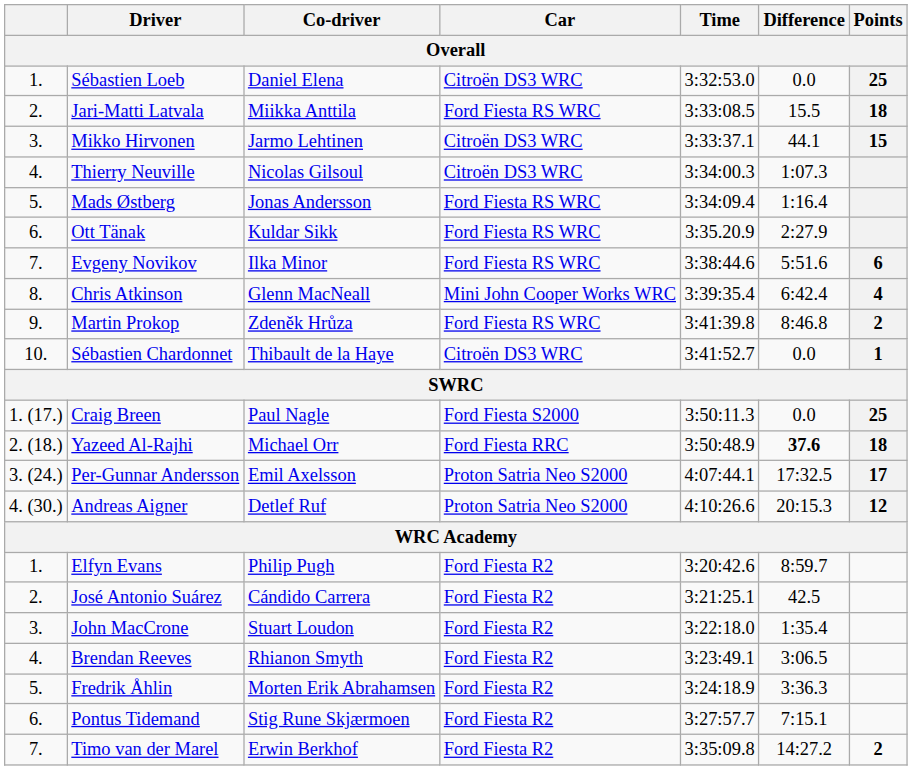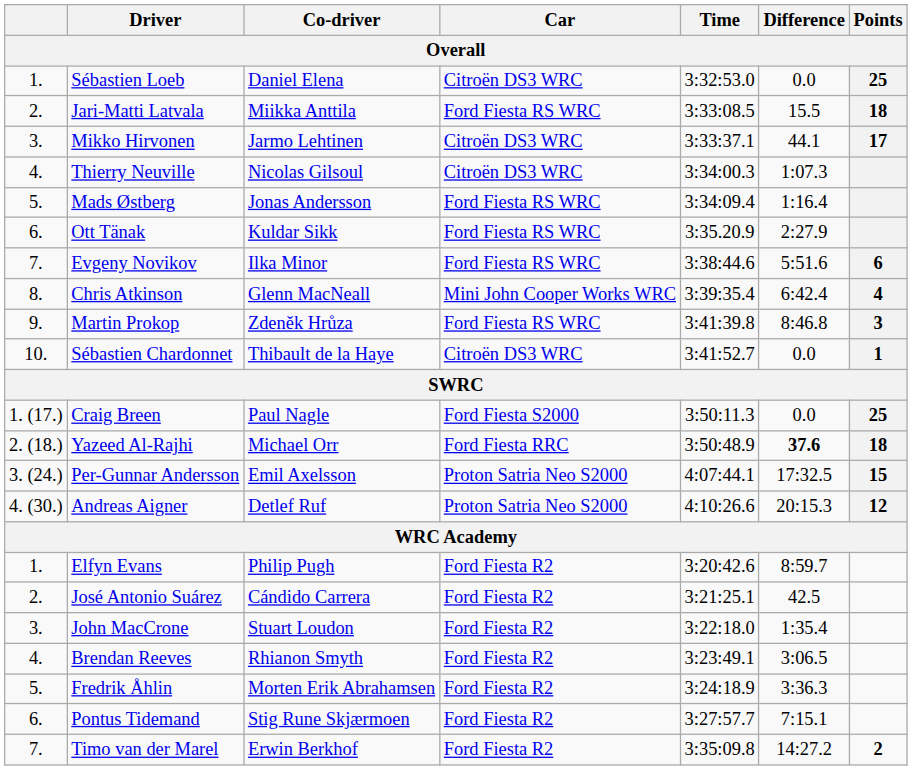(878, 141) 15 -> (878, 141) 17
(878, 324) 2 -> (878, 324) 3
(878, 476) 17 -> (878, 476) 15
